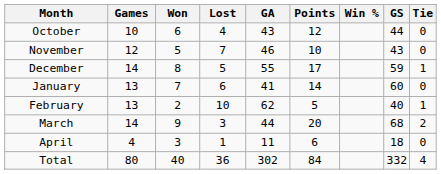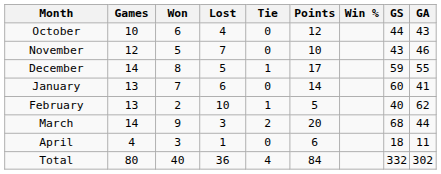columns swapped: (423, 14) <-> (268, 14)
